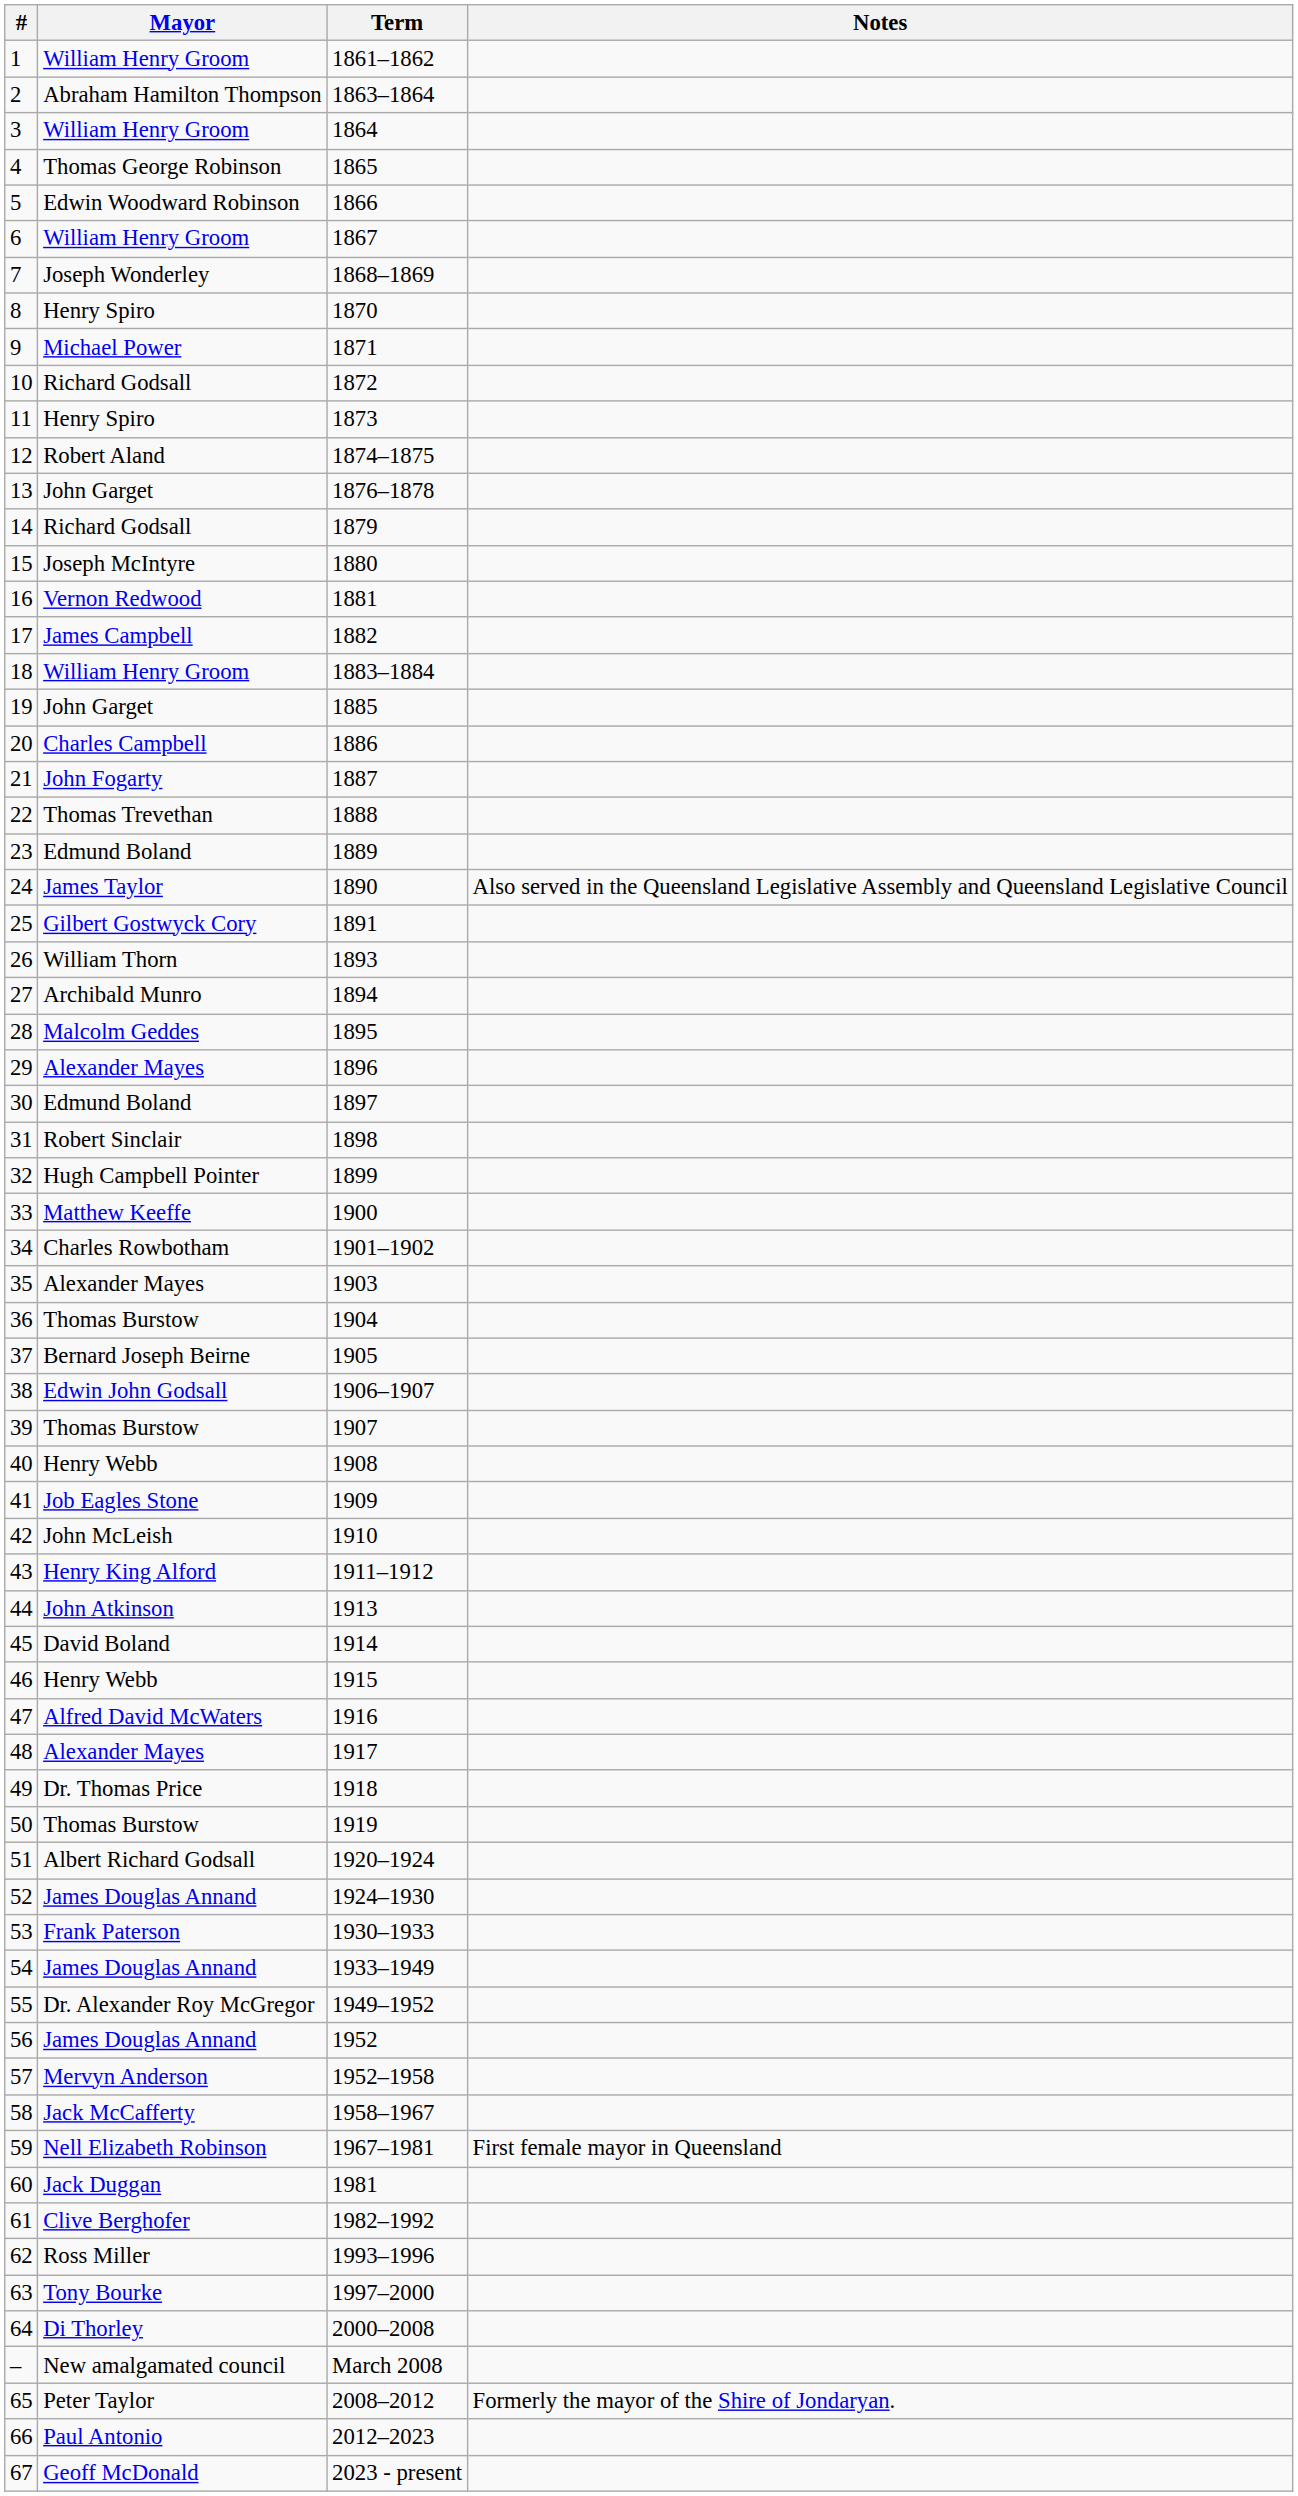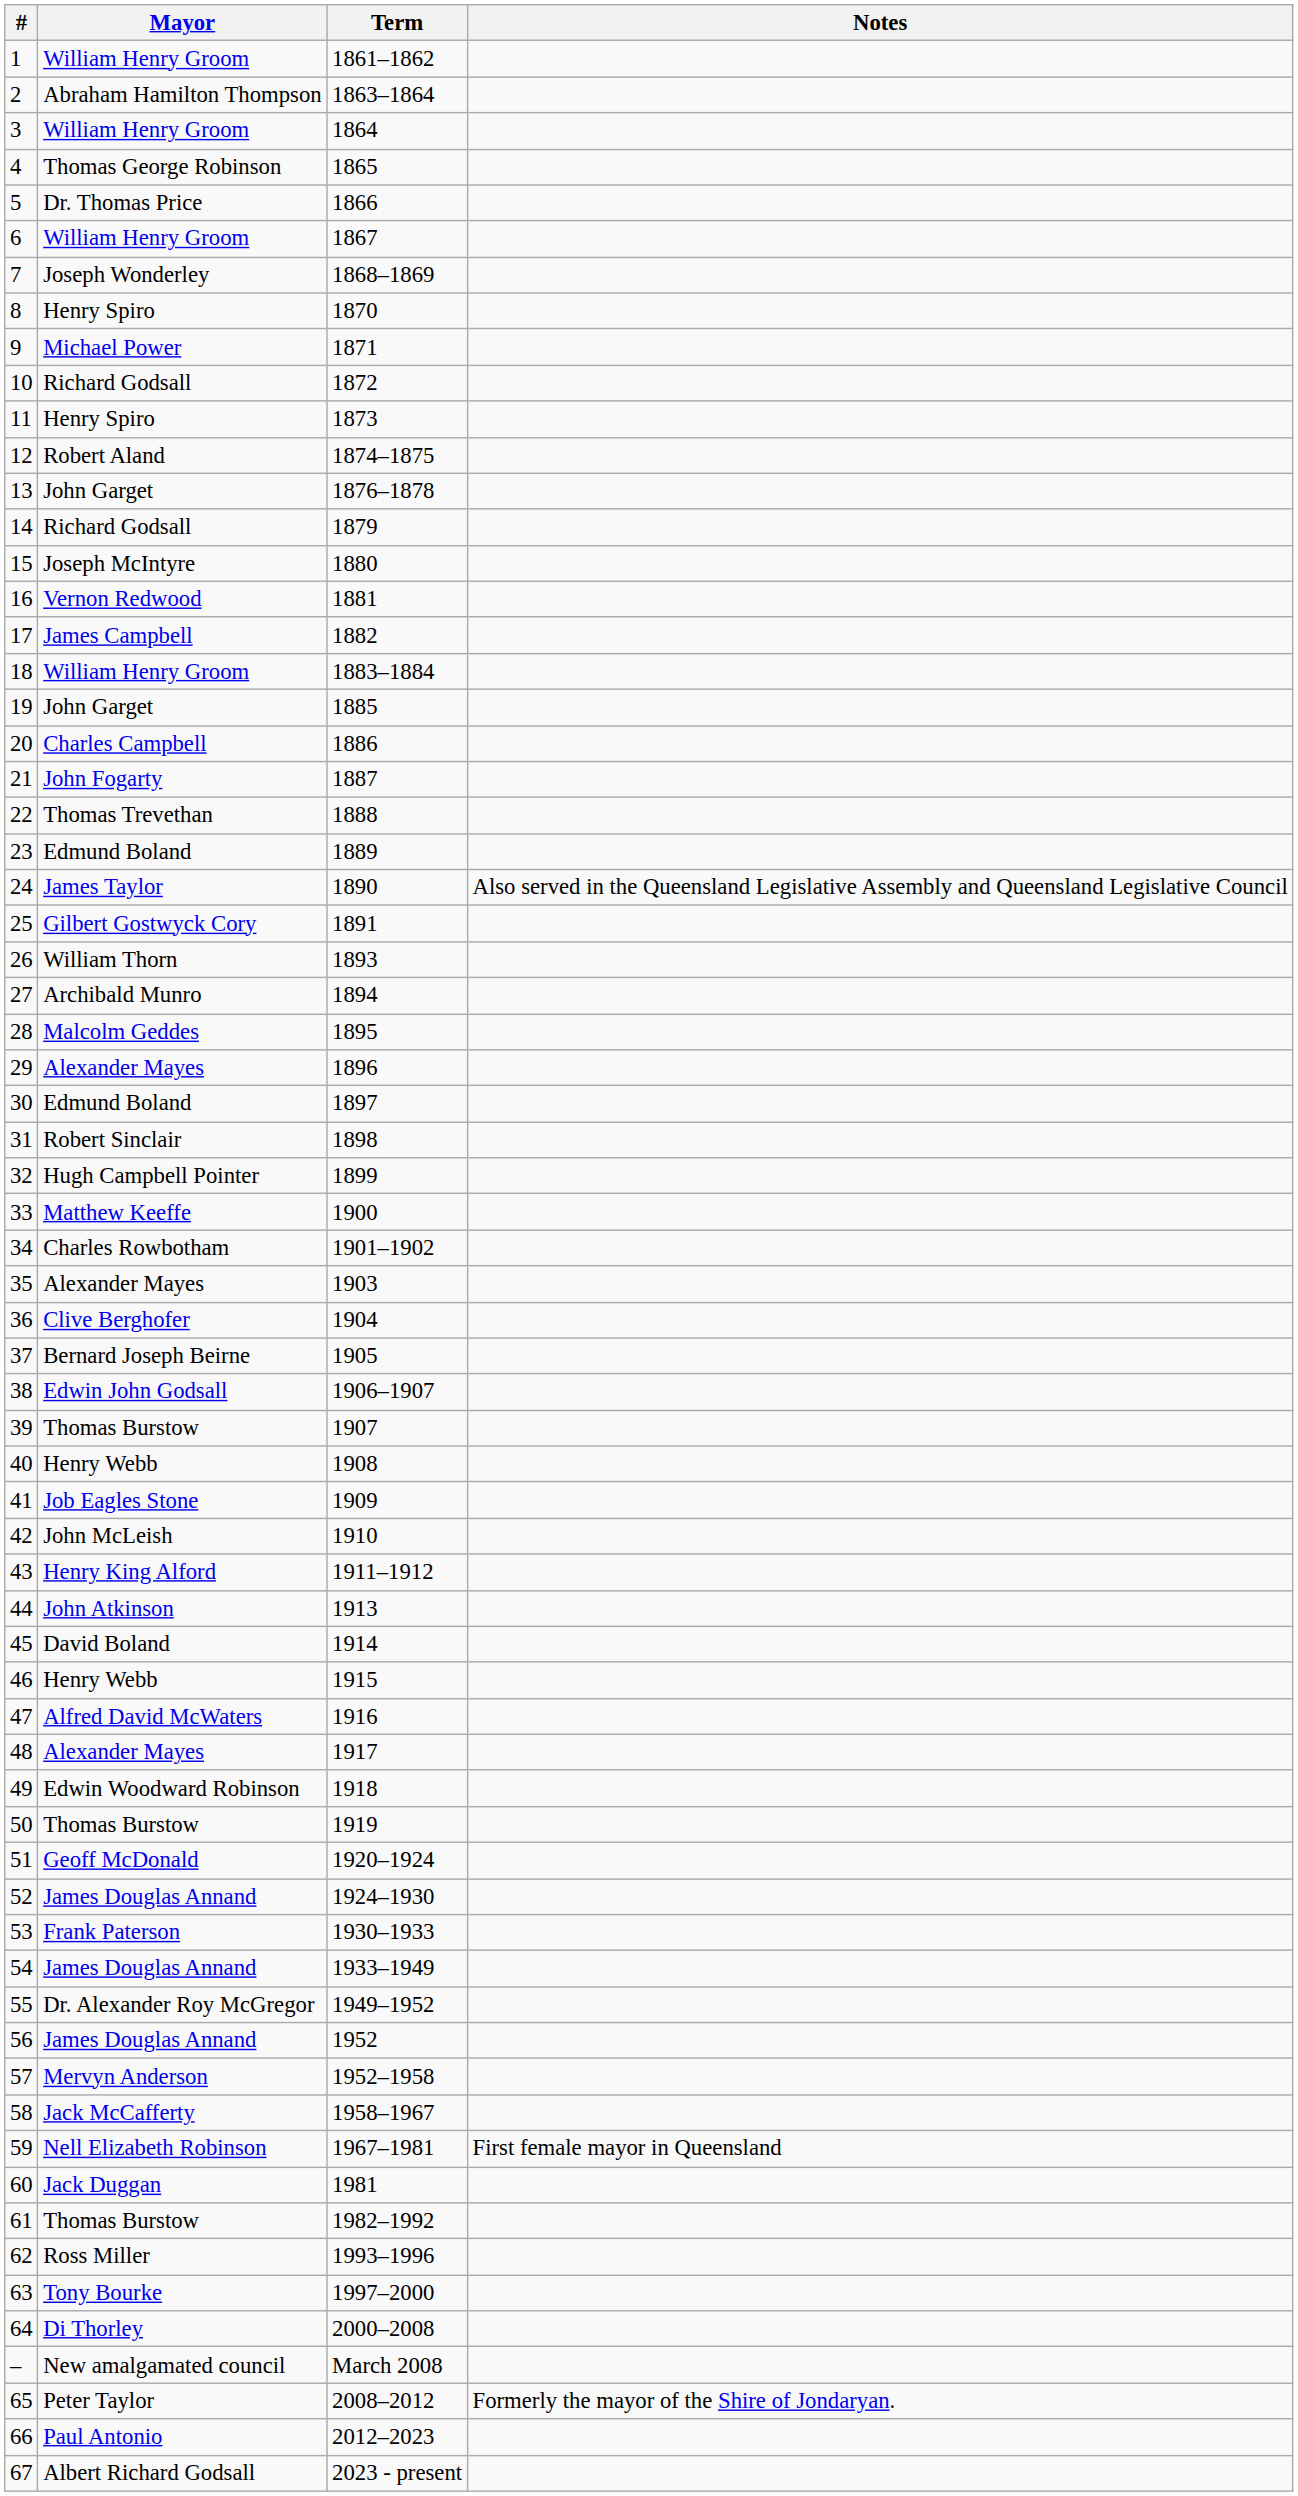(171, 202) Edwin Woodward Robinson -> (123, 202) Dr. Thomas Price
(121, 1319) Thomas Burstow -> (116, 1319) Clive Berghofer
(123, 1788) Dr. Thomas Price -> (171, 1788) Edwin Woodward Robinson
(149, 1860) Albert Richard Godsall -> (121, 1860) Geoff McDonald
(116, 2220) Clive Berghofer -> (121, 2220) Thomas Burstow
(121, 2472) Geoff McDonald -> (149, 2472) Albert Richard Godsall
